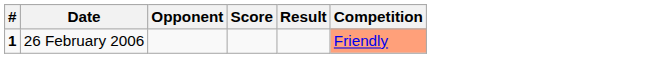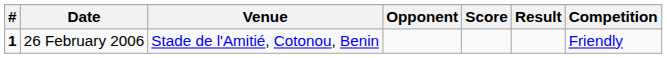+ column: (265, 17)
(361, 41) lightsalmon background -> (596, 41) no background
